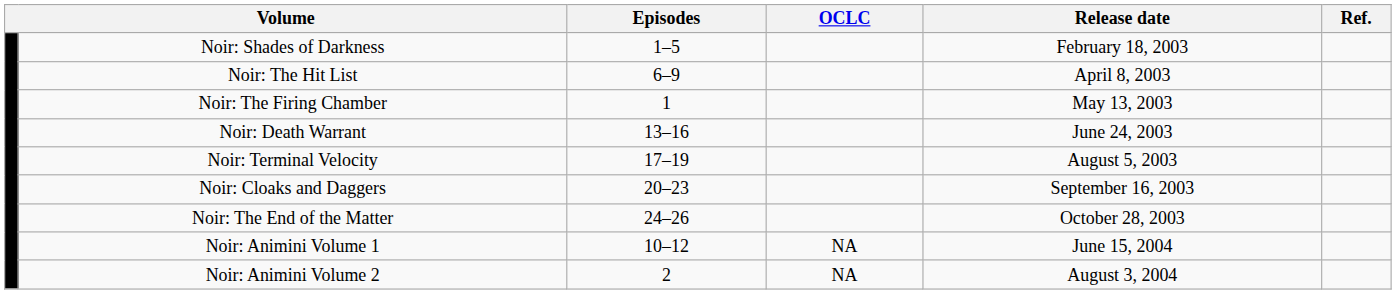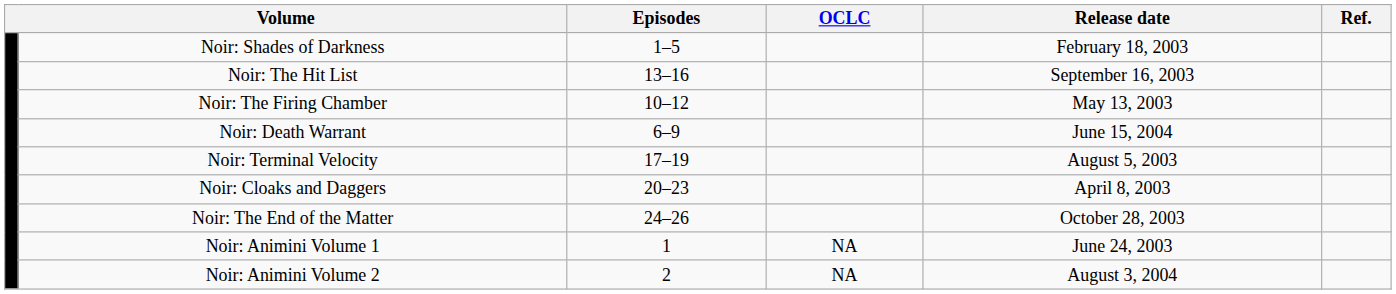(666, 75) 6–9 -> (666, 75) 13–16
(1122, 75) April 8, 2003 -> (1122, 75) September 16, 2003
(666, 103) 1 -> (666, 103) 10–12
(666, 132) 13–16 -> (666, 132) 6–9
(1122, 132) June 24, 2003 -> (1122, 132) June 15, 2004
(1122, 189) September 16, 2003 -> (1122, 189) April 8, 2003
(666, 246) 10–12 -> (666, 246) 1
(1122, 246) June 15, 2004 -> (1122, 246) June 24, 2003
